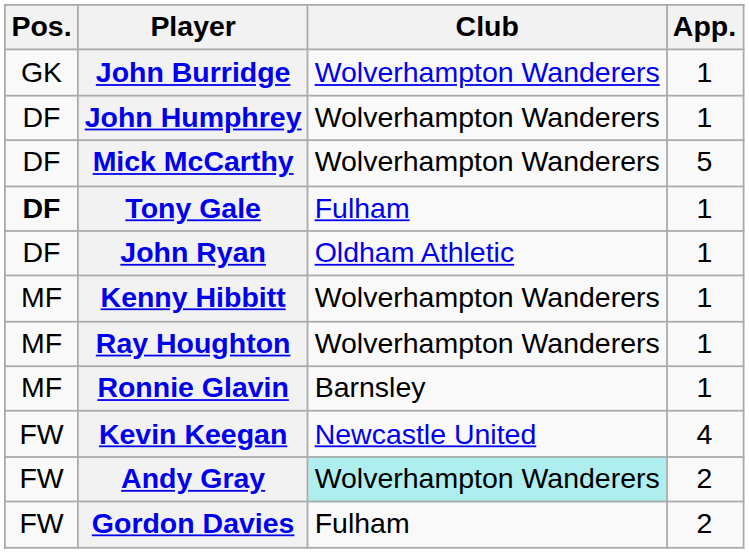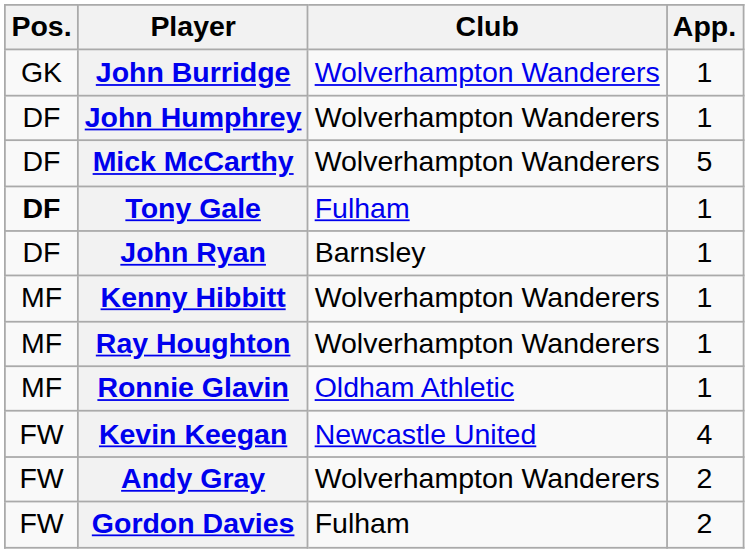(414, 252) Oldham Athletic -> (370, 252) Barnsley
(370, 388) Barnsley -> (414, 388) Oldham Athletic
(487, 478) paleturquoise background -> (487, 478) no background
